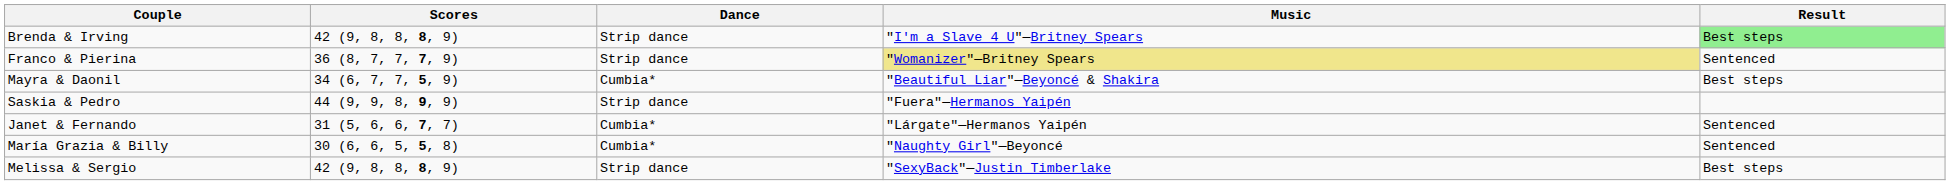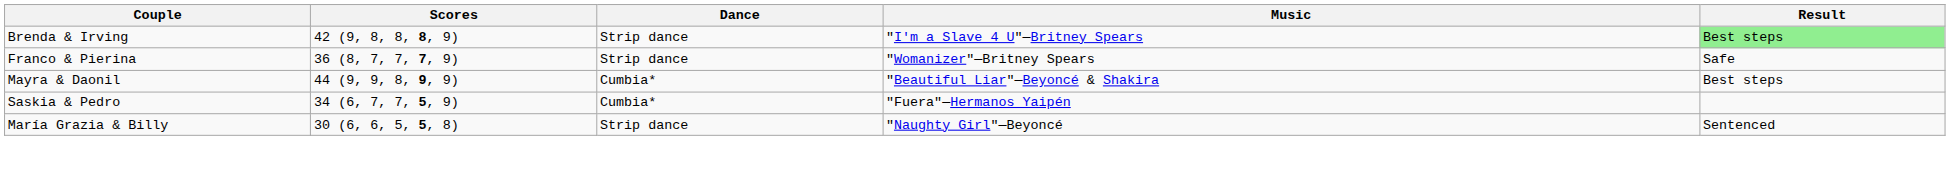(990, 59) khaki background -> (990, 59) no background
(1739, 59) Sentenced -> (1719, 59) Safe
(386, 81) 34 (6, 7, 7, 5, 9) -> (386, 81) 44 (9, 9, 8, 9, 9)
(386, 103) 44 (9, 9, 8, 9, 9) -> (386, 103) 34 (6, 7, 7, 5, 9)
(644, 103) Strip dance -> (628, 103) Cumbia*
- row: (72, 125)
(628, 146) Cumbia* -> (644, 125) Strip dance
- row: (72, 168)
